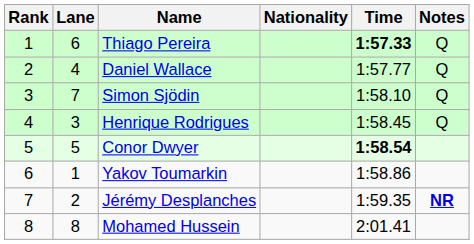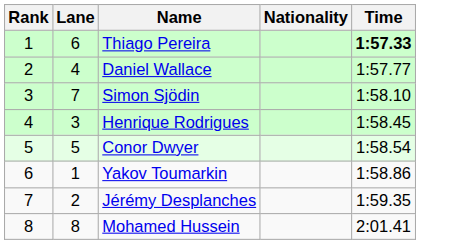- column: (442, 17)
(384, 148) bold -> (384, 148) normal
